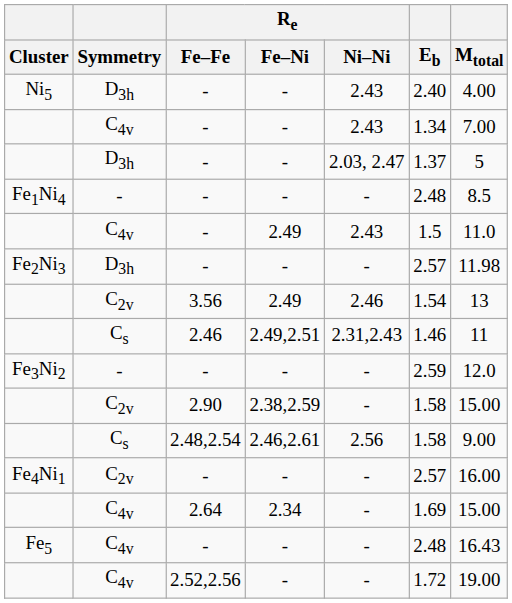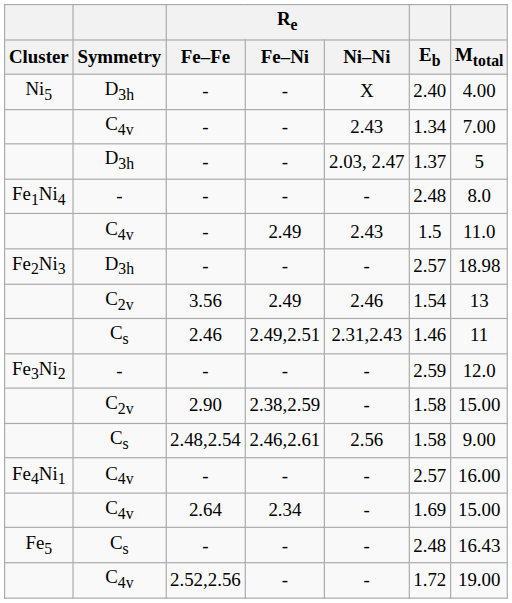(367, 91) 2.43 -> (367, 91) X
(479, 196) 8.5 -> (479, 196) 8.0
(479, 266) 11.98 -> (479, 266) 18.98
(119, 475) C2v -> (119, 475) C4v
(119, 545) C4v -> (119, 545) Cs
